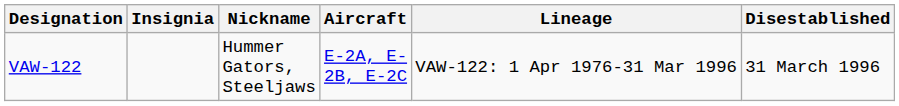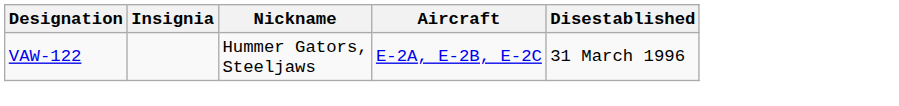- column: (576, 19)
